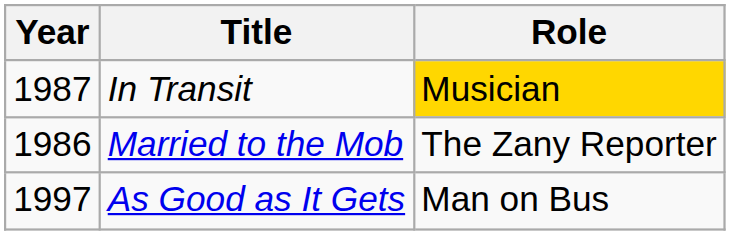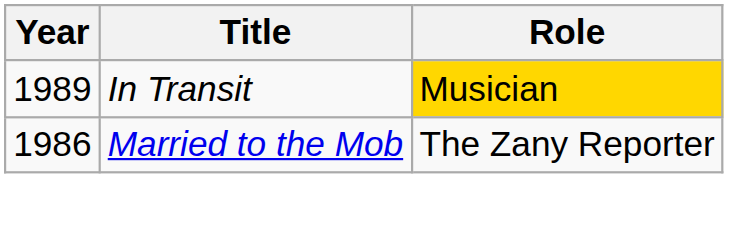(52, 88) 1987 -> (52, 88) 1989
- row: (256, 199)
